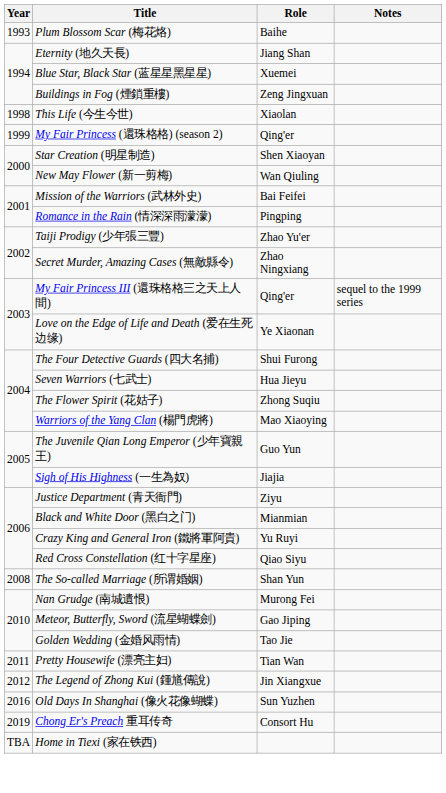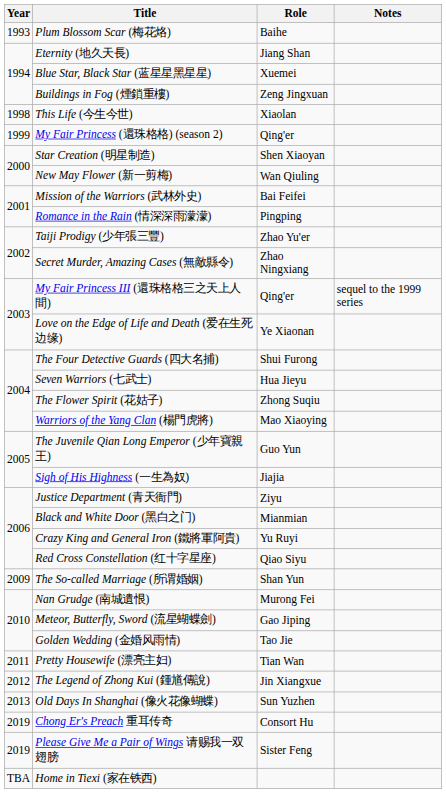(19, 579) 2008 -> (19, 579) 2009
(19, 702) 2016 -> (19, 702) 2013
+ row: (140, 750)
